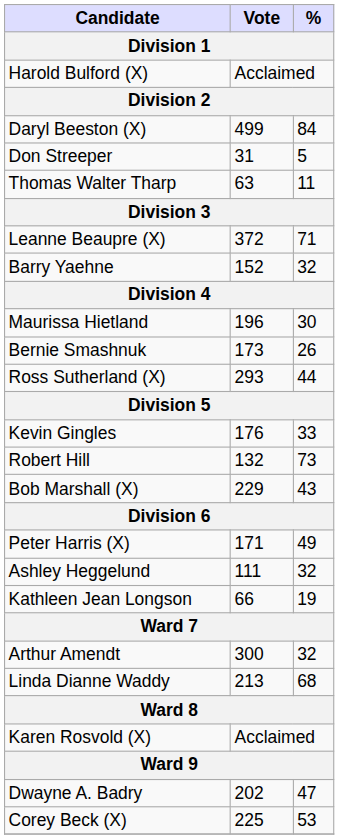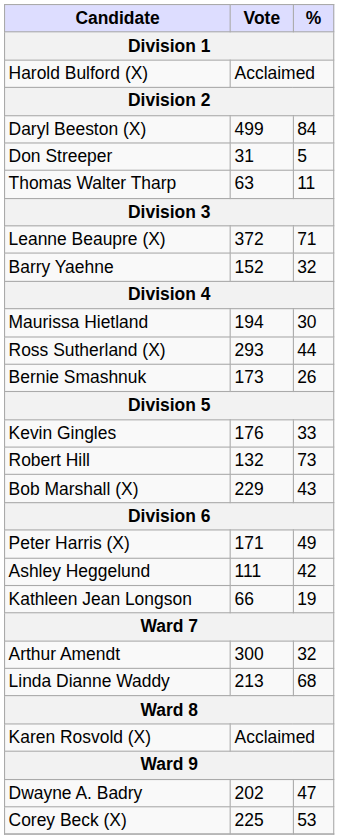(249, 322) 196 -> (249, 322) 194
rows swapped: (77, 350) <-> (87, 377)
(307, 571) 32 -> (307, 571) 42
